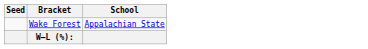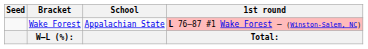+ column: (265, 11)
